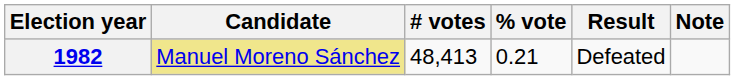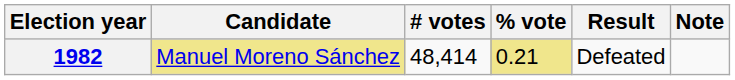(444, 56) 48,413 -> (444, 56) 48,414
(517, 56) no background -> (517, 56) khaki background
